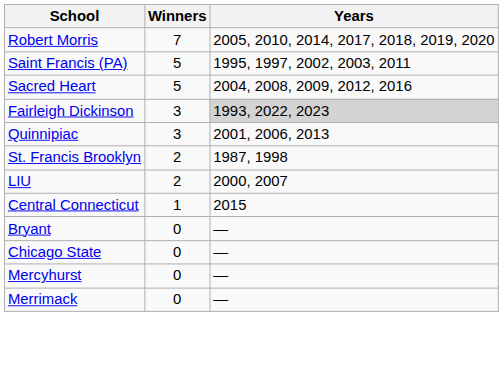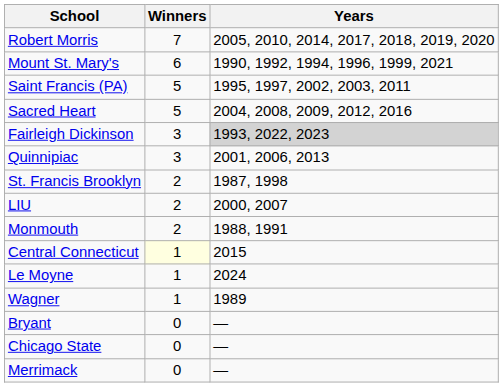+ row: (63, 63)
+ row: (43, 228)
(177, 205) no background -> (177, 252) lightyellow background
+ row: (41, 275)
+ row: (34, 299)
- row: (45, 275)
